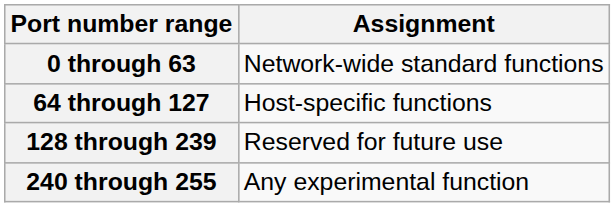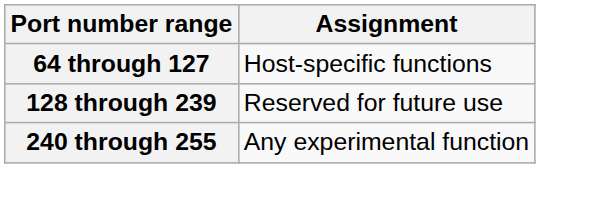- row: (121, 63)
